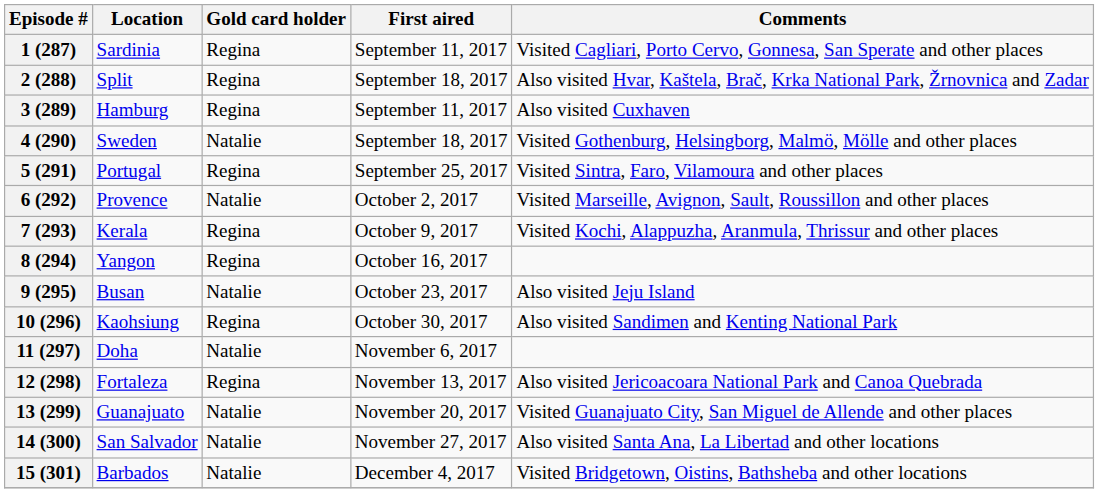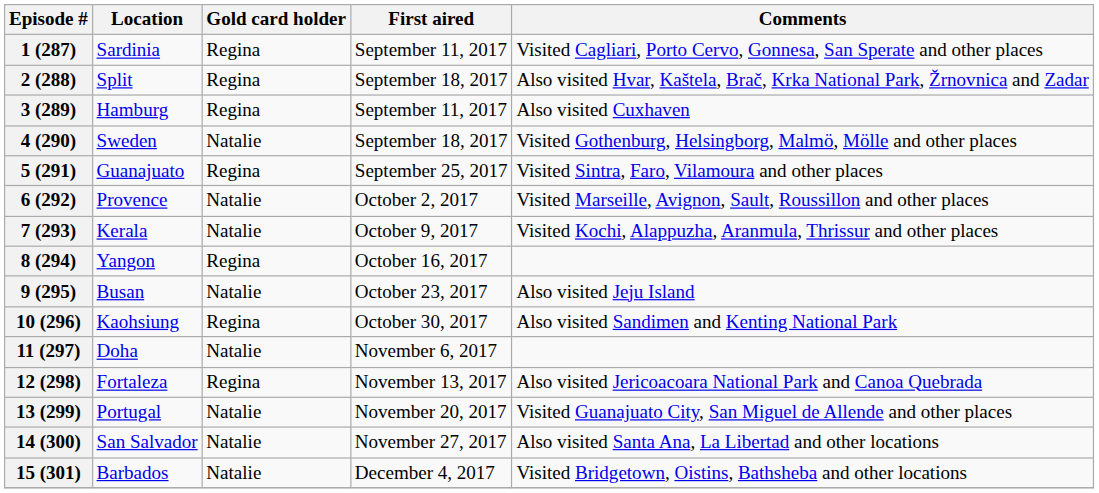(129, 170) Portugal -> (140, 170) Guanajuato
(233, 230) Regina -> (234, 230) Natalie
(140, 412) Guanajuato -> (129, 412) Portugal
